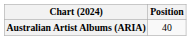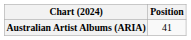(167, 27) 40 -> (167, 27) 41
